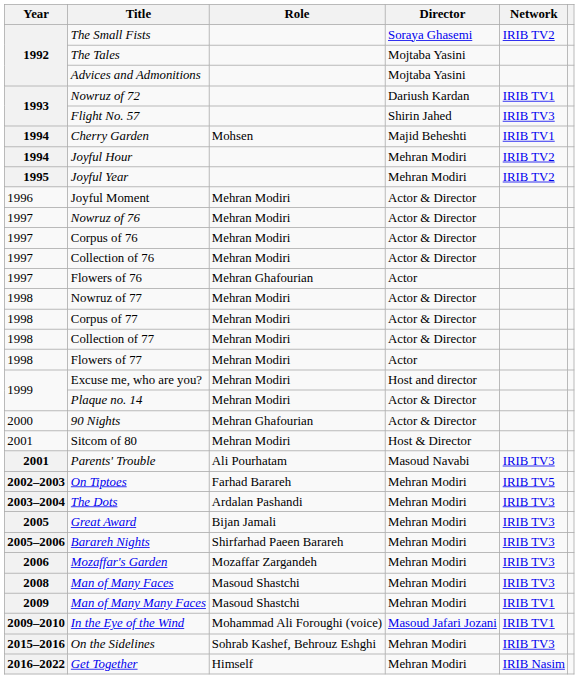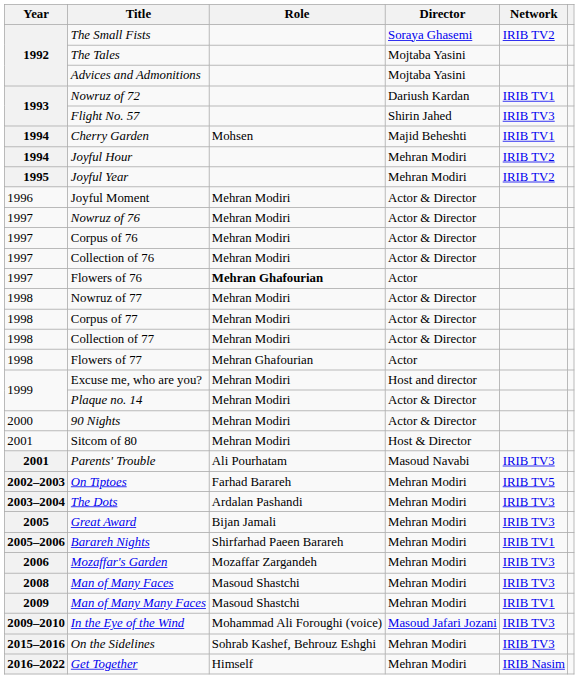(262, 278) normal -> (267, 278) bold
(251, 359) Mehran Modiri -> (262, 359) Mehran Ghafourian
(262, 420) Mehran Ghafourian -> (251, 420) Mehran Modiri
(529, 542) IRIB TV3 -> (529, 542) IRIB TV1
(529, 623) IRIB TV1 -> (529, 623) IRIB TV3
